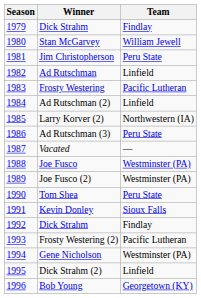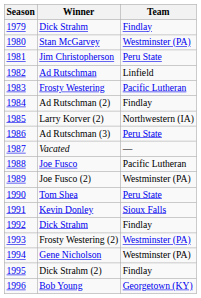(152, 42) William Jewell -> (157, 42) Westminster (PA)
(138, 103) Linfield -> (137, 103) Findlay
(157, 164) Westminster (PA) -> (155, 164) Pacific Lutheran
(155, 240) Pacific Lutheran -> (157, 240) Westminster (PA)
(138, 270) Linfield -> (137, 270) Findlay
